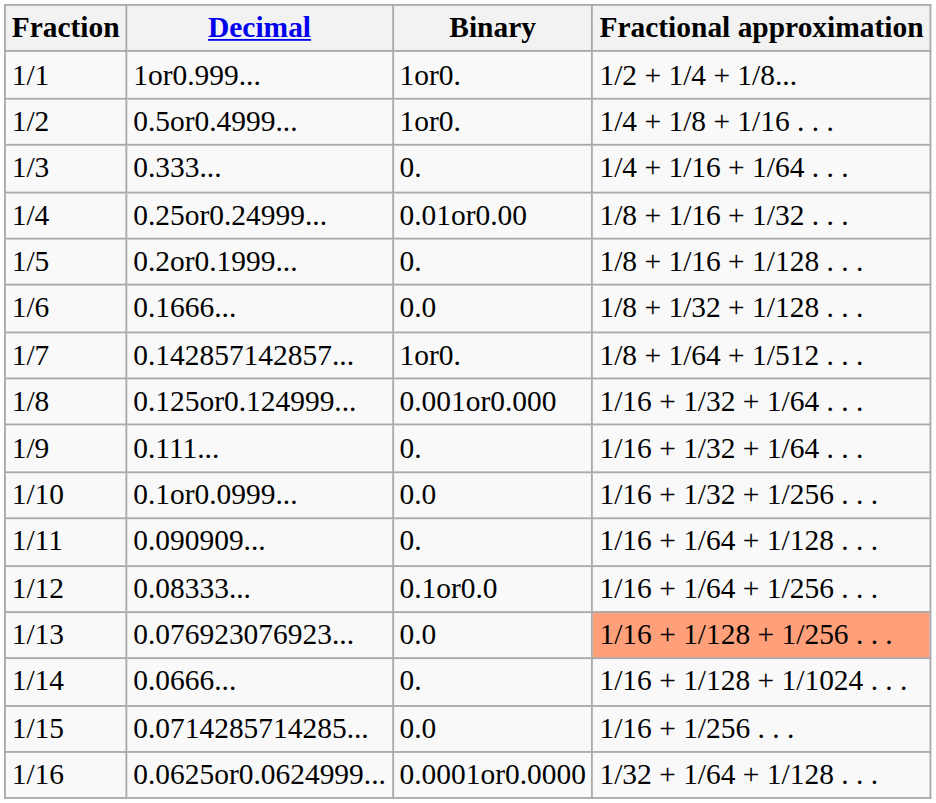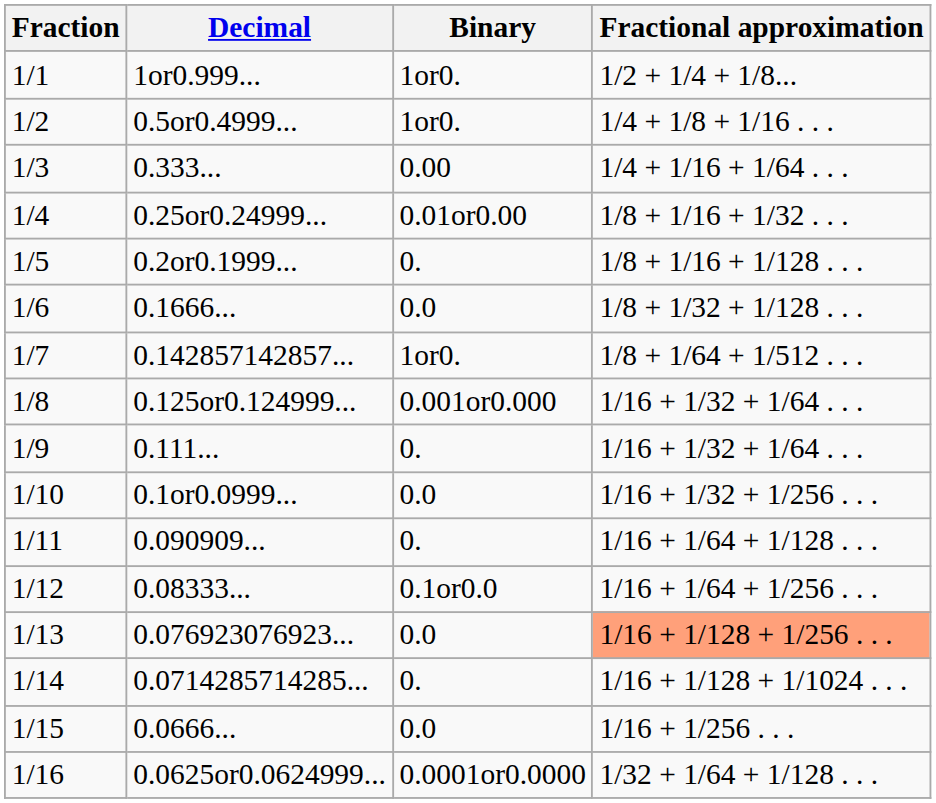(410, 167) 0. -> (425, 167) 0.00
(185, 681) 0.0666... -> (251, 681) 0.0714285714285...
(251, 728) 0.0714285714285... -> (185, 728) 0.0666...
